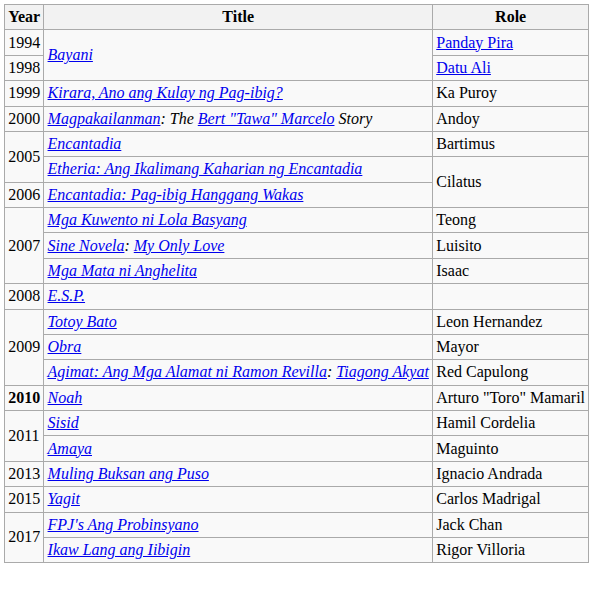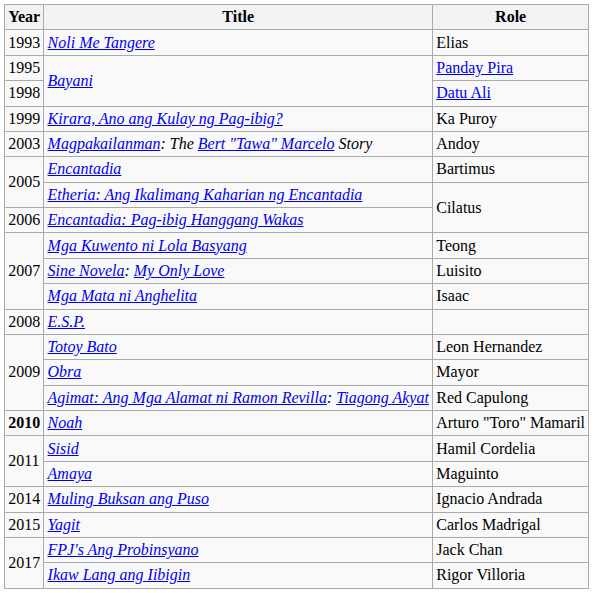+ row: (101, 42)
(24, 42) 1994 -> (24, 67) 1995
(24, 118) 2000 -> (24, 144) 2003
(24, 473) 2013 -> (24, 499) 2014
